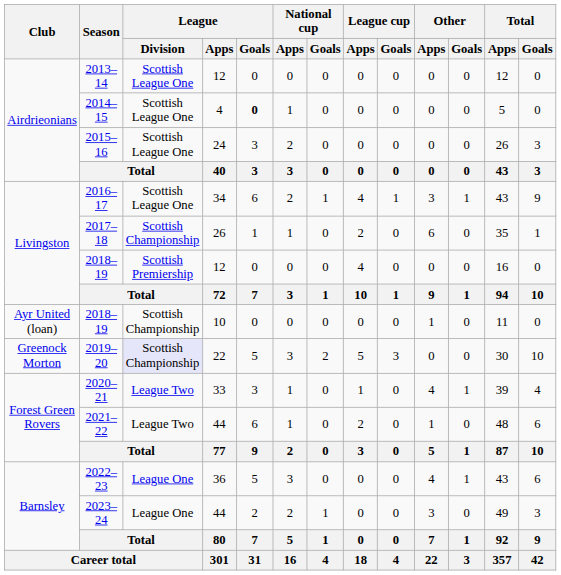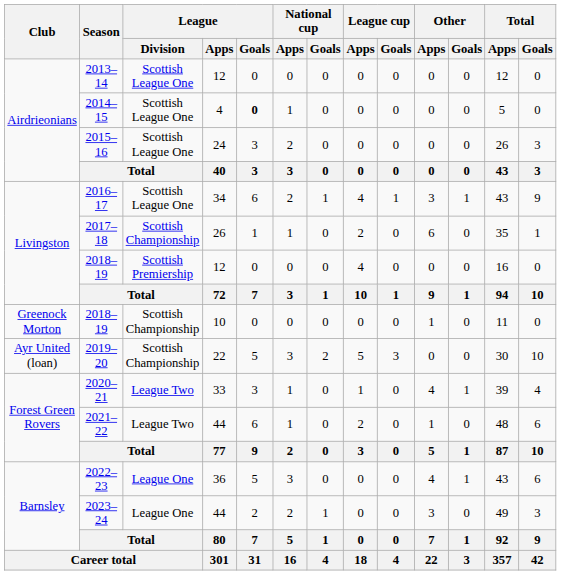(42, 321) Ayr United (loan) -> (42, 321) Greenock Morton
(42, 355) Greenock Morton -> (42, 355) Ayr United (loan)
(163, 355) lavender background -> (163, 355) no background
